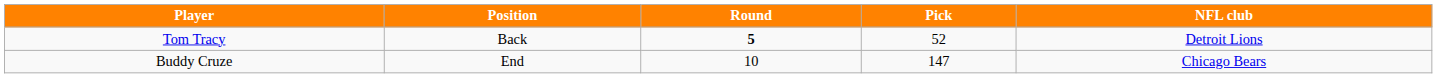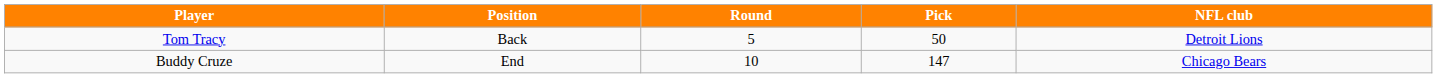(751, 38) bold -> (751, 38) normal
(939, 38) 52 -> (939, 38) 50
